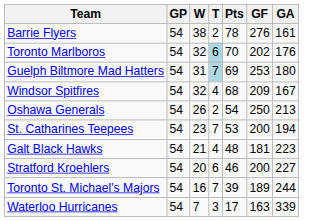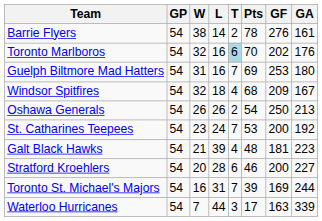+ column: (219, 14)
(215, 71) lightblue background -> (234, 71) no background
(286, 129) 194 -> (305, 129) 192
(260, 187) 189 -> (279, 187) 169
